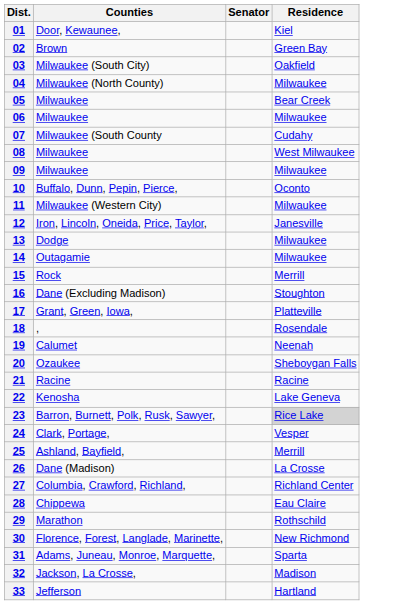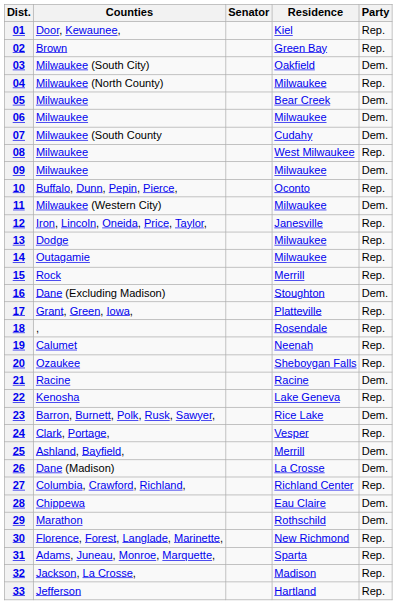+ column: (376, 13)
(299, 415) lightgrey background -> (299, 415) no background
